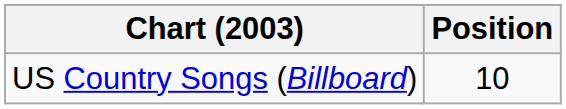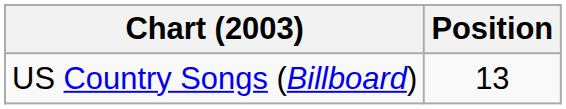(492, 77) 10 -> (492, 77) 13
